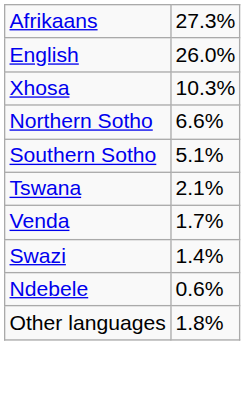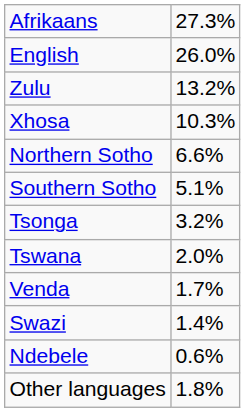+ row: (30, 88)
+ row: (44, 222)
(200, 188) 2.1% -> (200, 255) 2.0%
